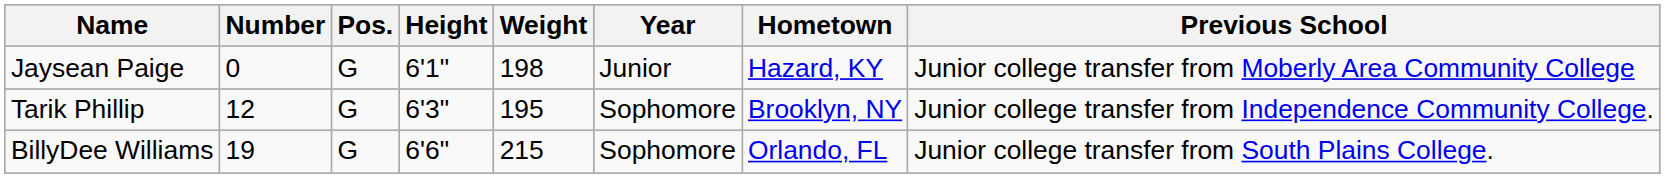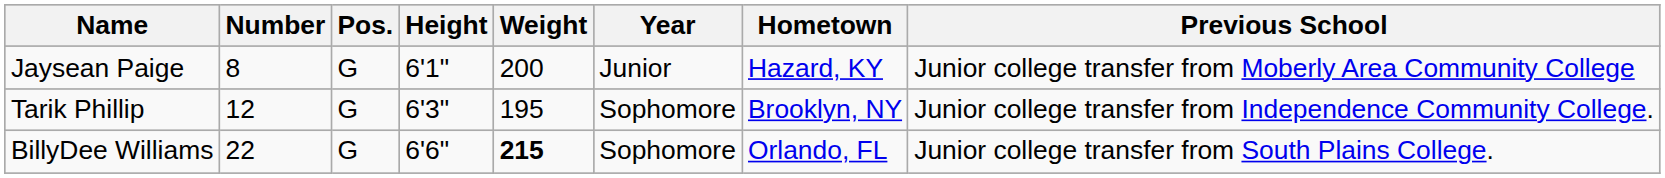(233, 67) 0 -> (233, 67) 8
(522, 67) 198 -> (522, 67) 200
(240, 151) 19 -> (240, 151) 22
(522, 151) normal -> (522, 151) bold
